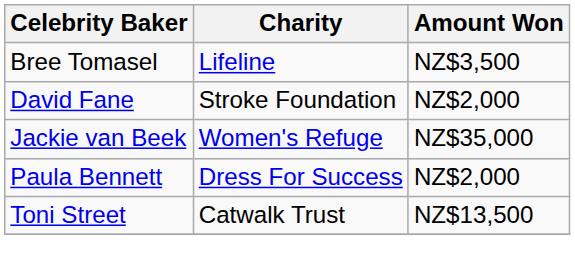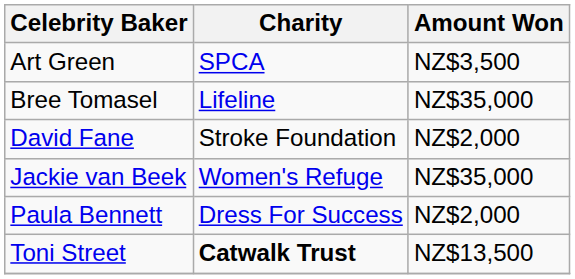+ row: (63, 61)
(467, 61) NZ$3,500 -> (474, 100) NZ$35,000
(272, 215) normal -> (277, 253) bold
